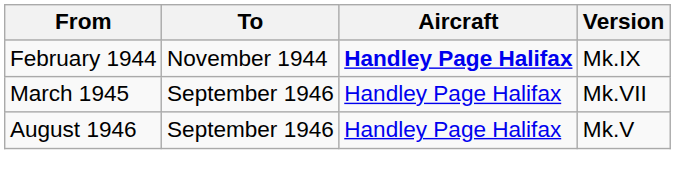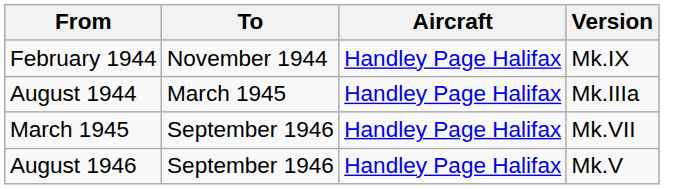(458, 58) bold -> (453, 58) normal
+ row: (73, 93)
